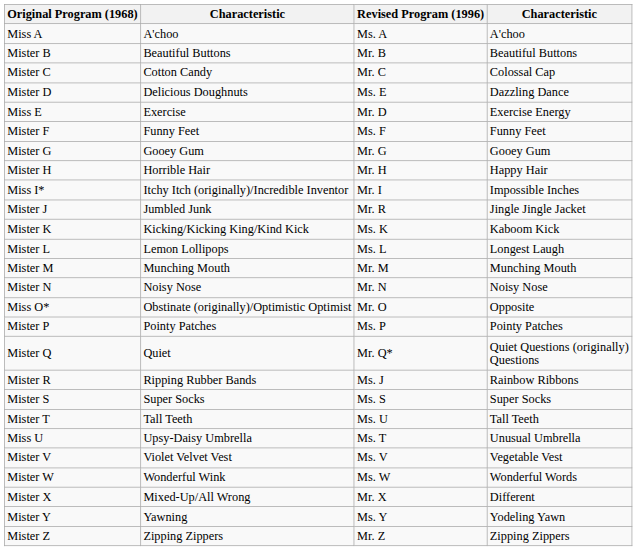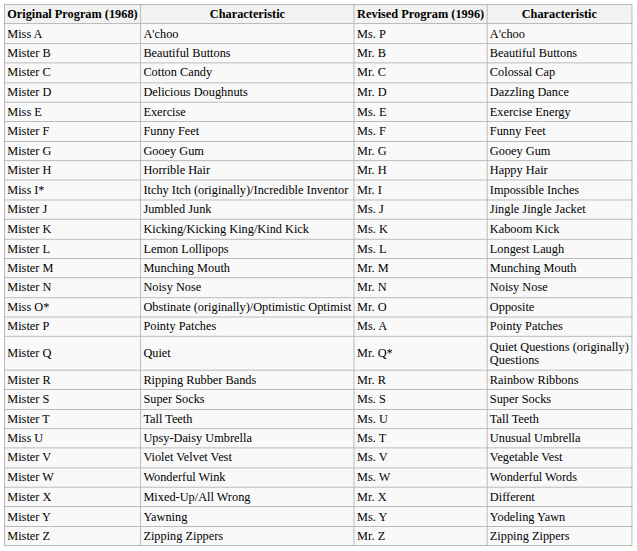(372, 33) Ms. A -> (372, 33) Ms. P
(372, 92) Ms. E -> (372, 92) Mr. D
(372, 111) Mr. D -> (372, 111) Ms. E
(371, 209) Mr. R -> (370, 209) Ms. J
(372, 326) Ms. P -> (372, 326) Ms. A
(370, 379) Ms. J -> (371, 379) Mr. R
